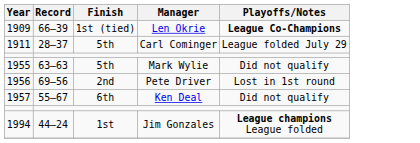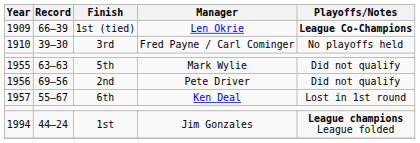+ row: (19, 45)
- row: (19, 45)
(284, 82) Lost in 1st round -> (356, 82) Did not qualify
(284, 98) Did not qualify -> (356, 98) Lost in 1st round
